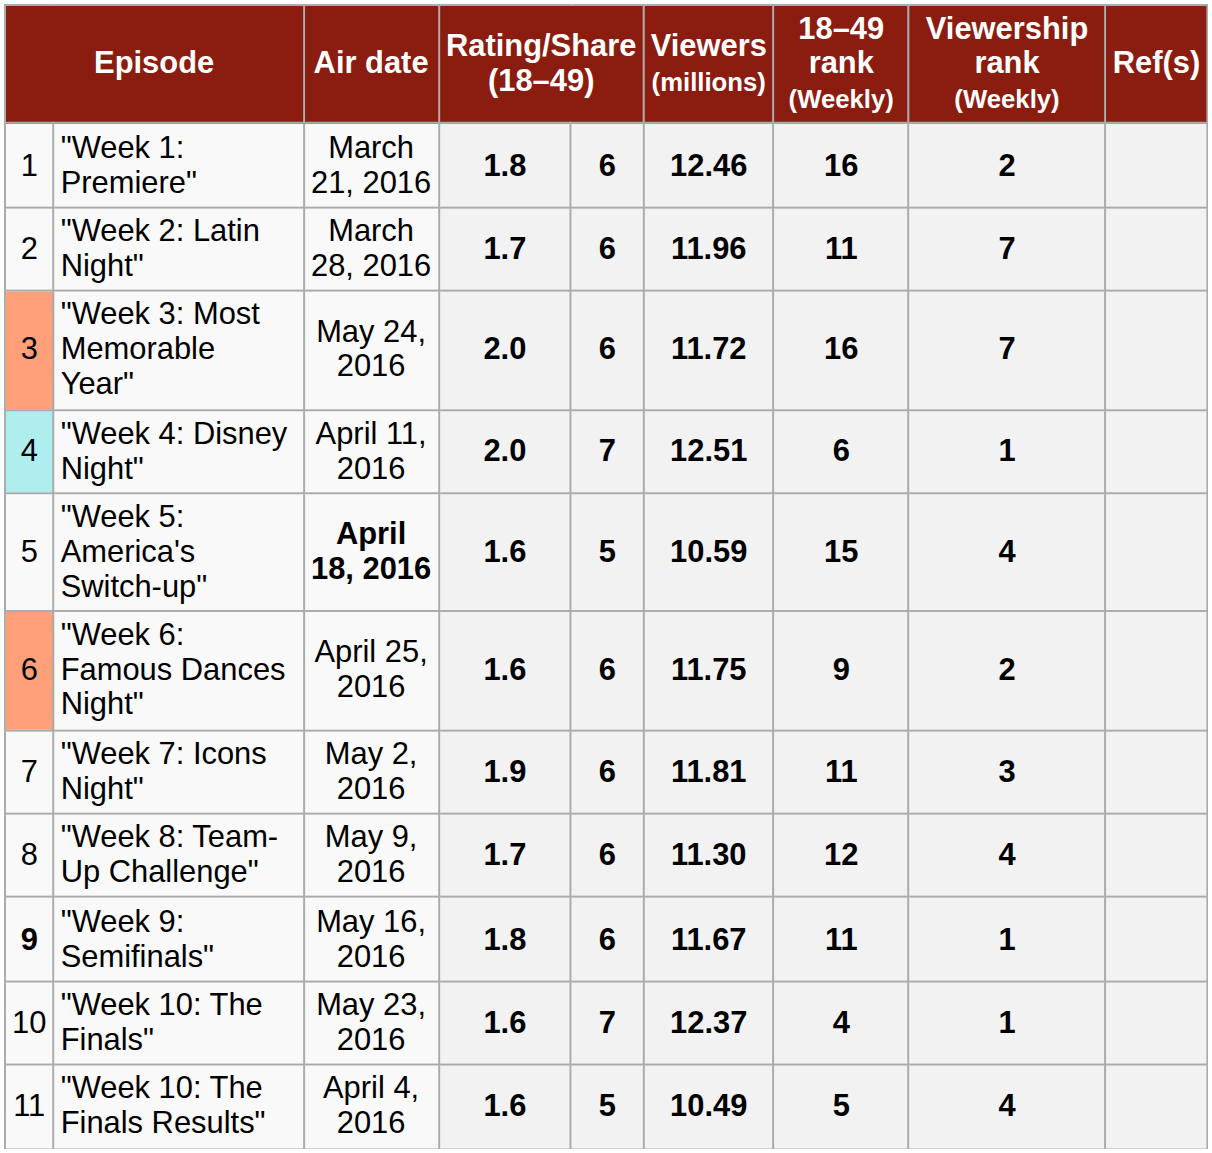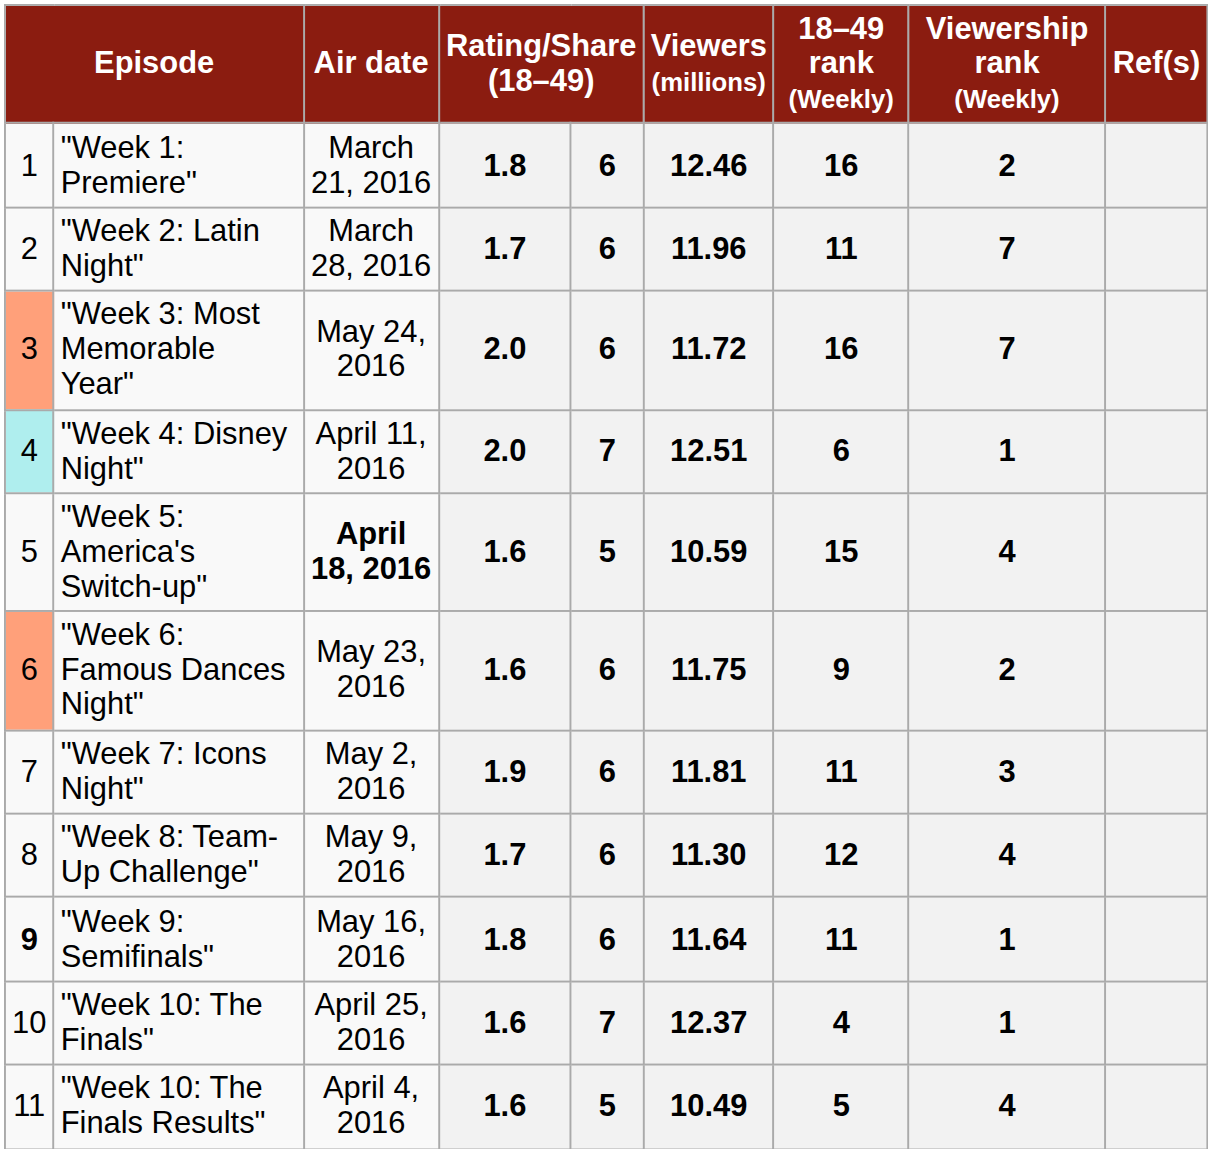(371, 670) April 25, 2016 -> (371, 670) May 23, 2016
(709, 938) 11.67 -> (709, 938) 11.64
(371, 1022) May 23, 2016 -> (371, 1022) April 25, 2016
